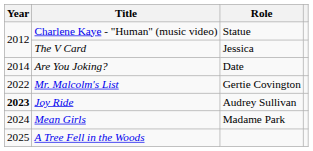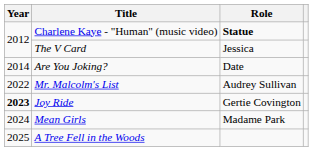(237, 31) normal -> (238, 31) bold
(262, 84) Gertie Covington -> (260, 84) Audrey Sullivan
(260, 102) Audrey Sullivan -> (262, 102) Gertie Covington
